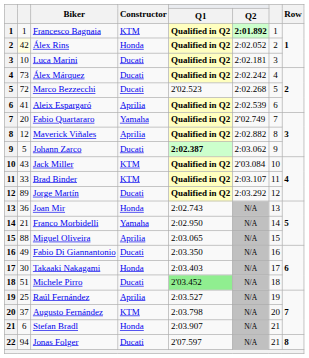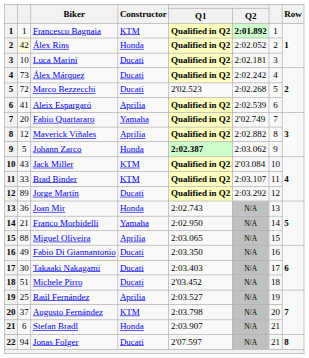(132, 149) Ducati -> (132, 149) Honda
(132, 267) Honda -> (132, 267) Ducati
(186, 282) lightgreen background -> (186, 282) no background
